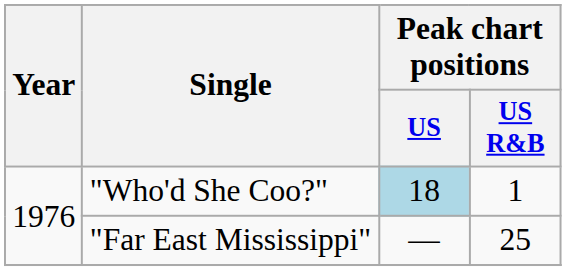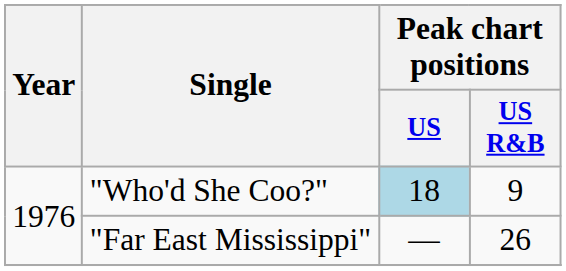(515, 190) 1 -> (515, 190) 9
(515, 240) 25 -> (515, 240) 26
